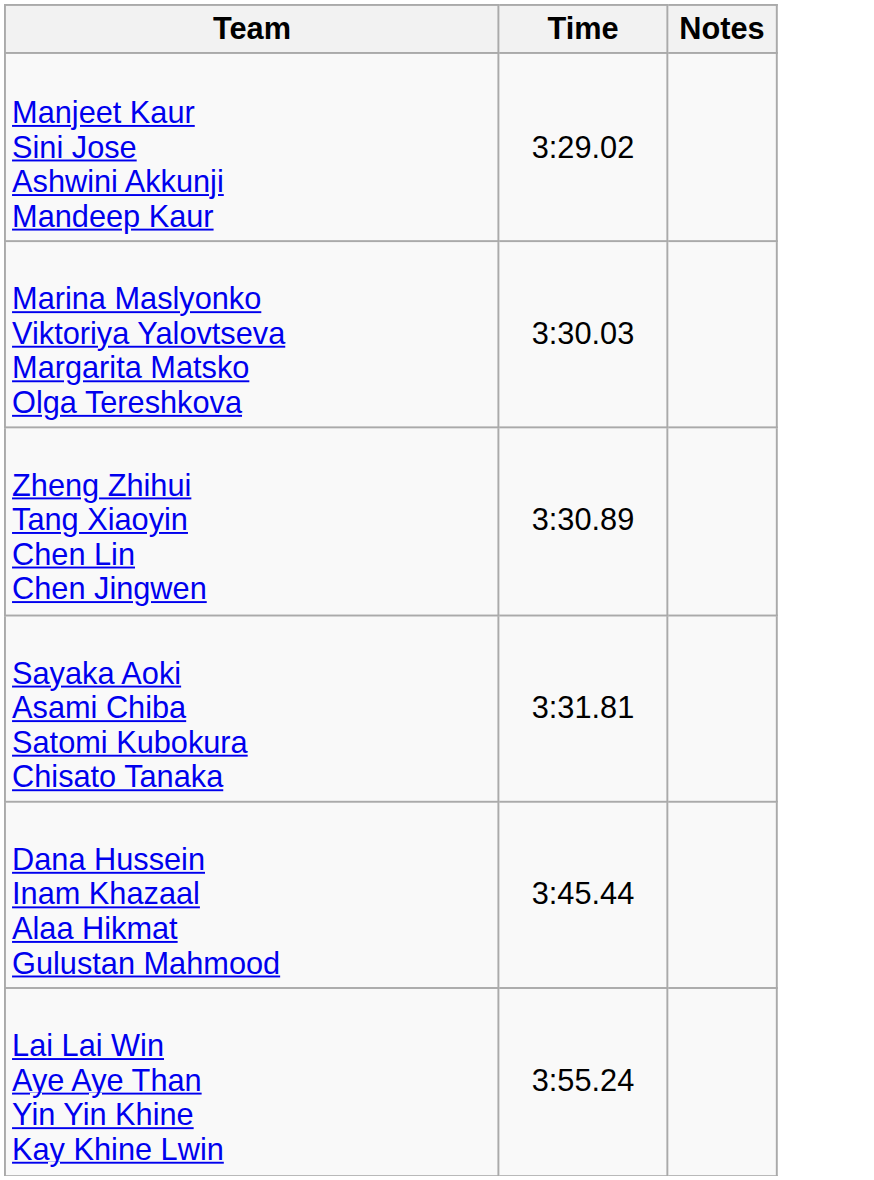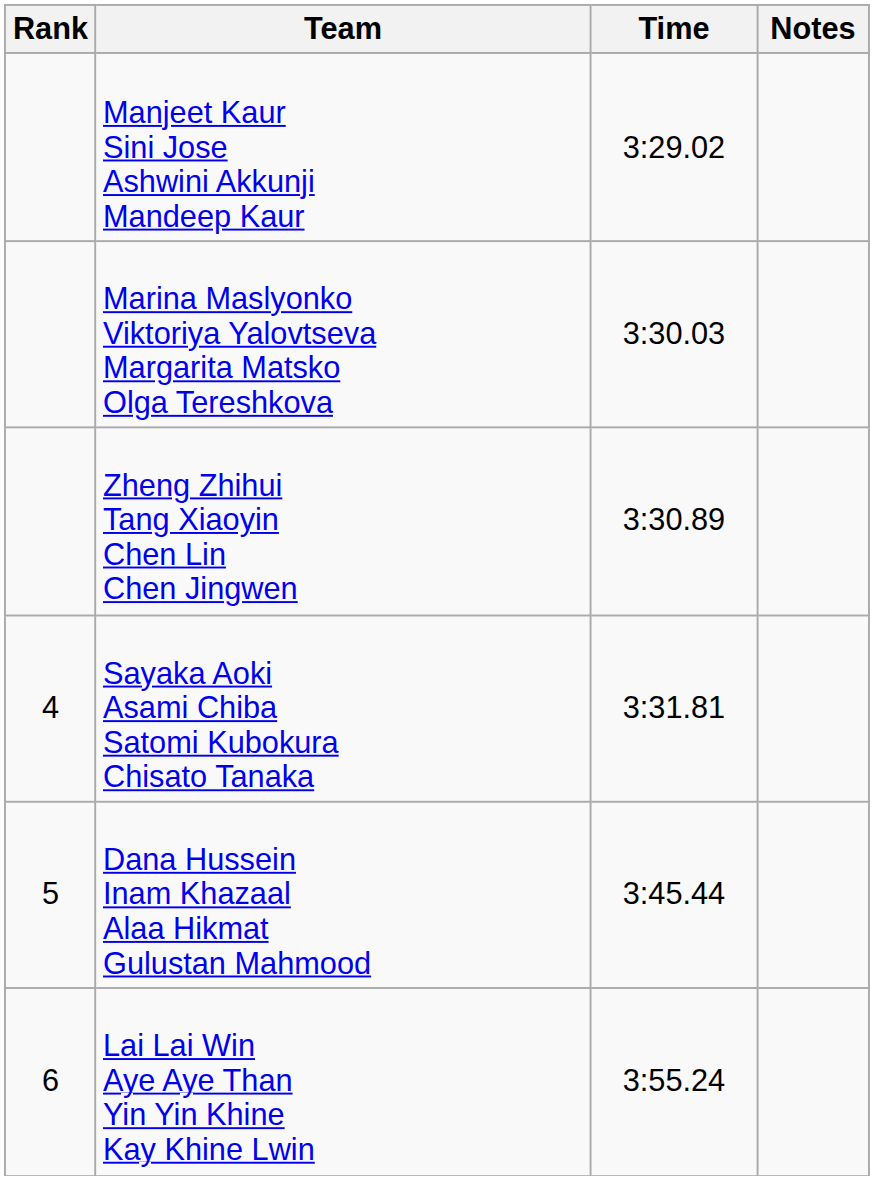+ column: (50, 28)
